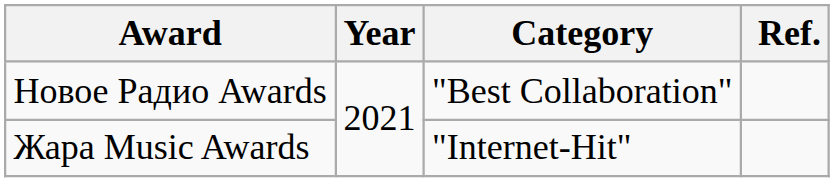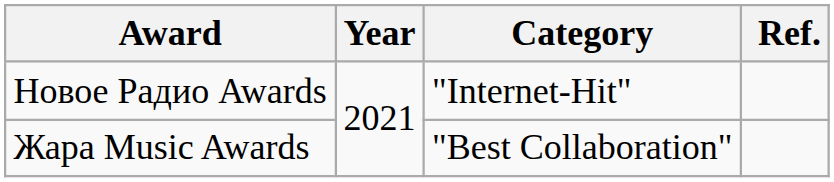(582, 90) "Best Collaboration" -> (532, 90) "Internet-Hit"
(532, 147) "Internet-Hit" -> (582, 147) "Best Collaboration"
